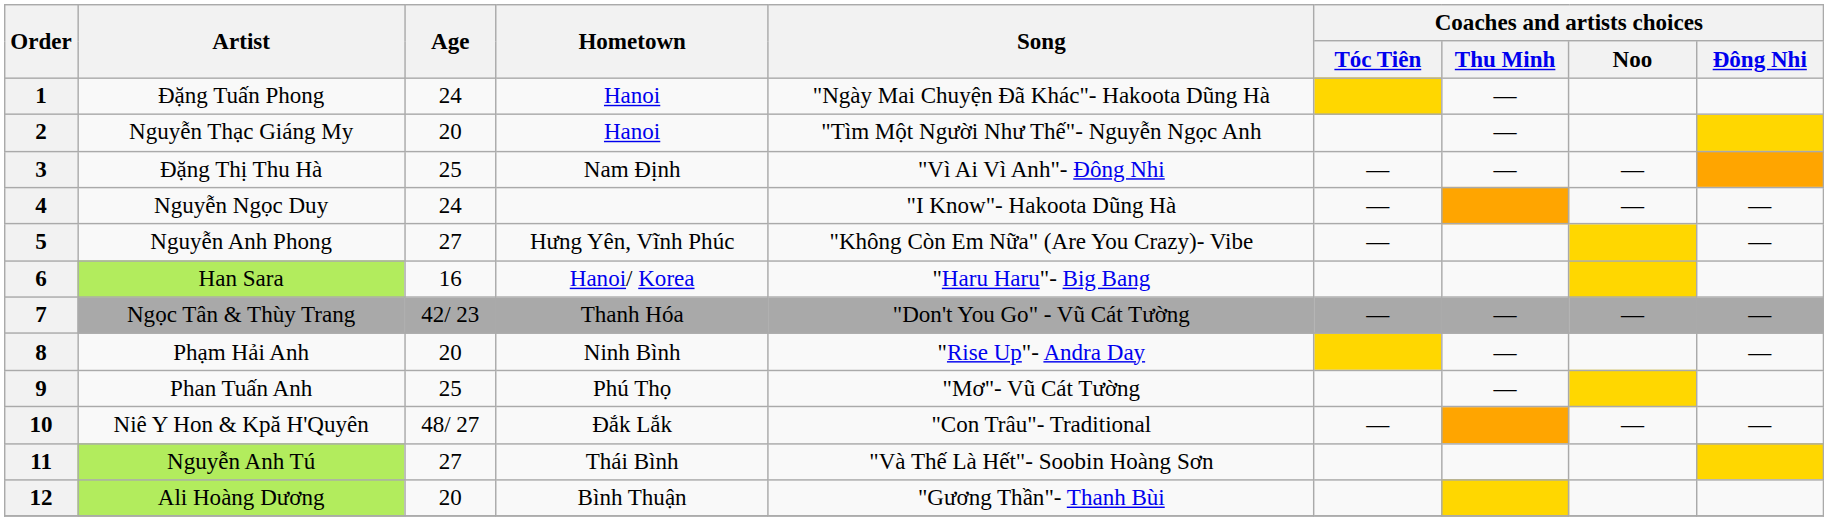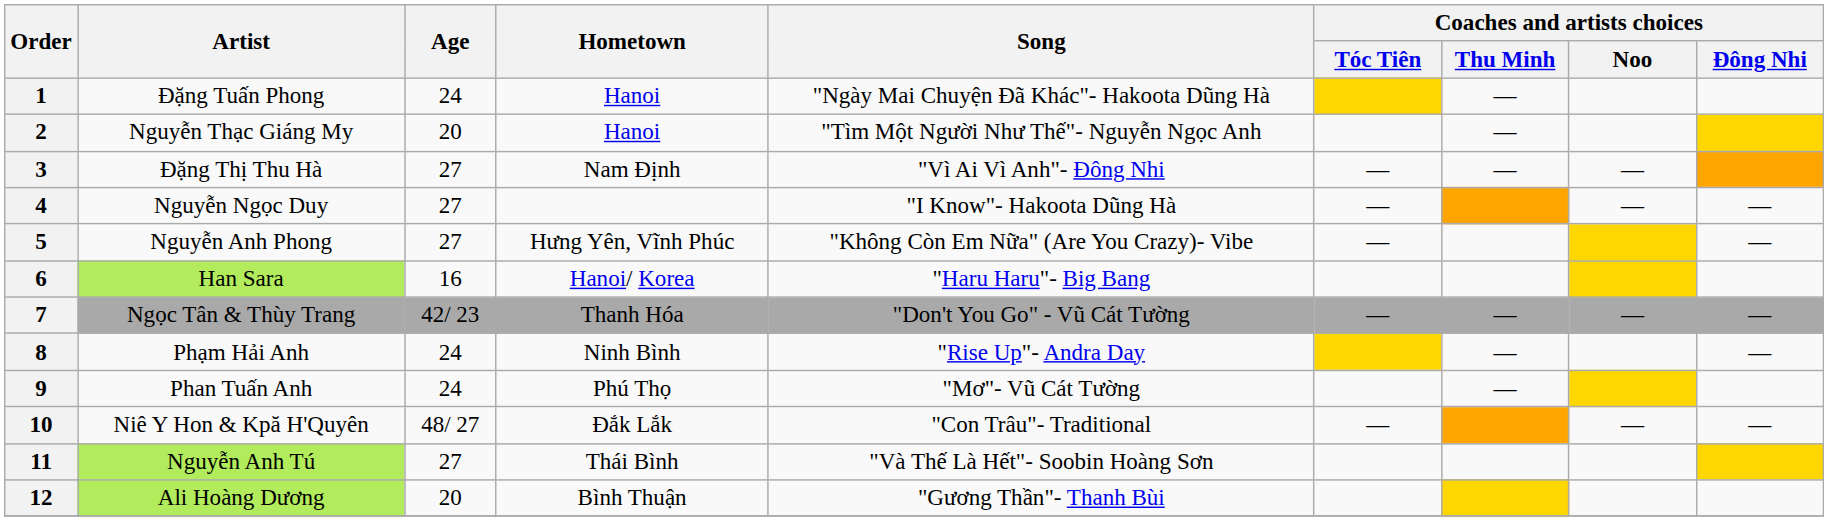(450, 168) 25 -> (450, 168) 27
(450, 205) 24 -> (450, 205) 27
(450, 351) 20 -> (450, 351) 24
(450, 388) 25 -> (450, 388) 24
